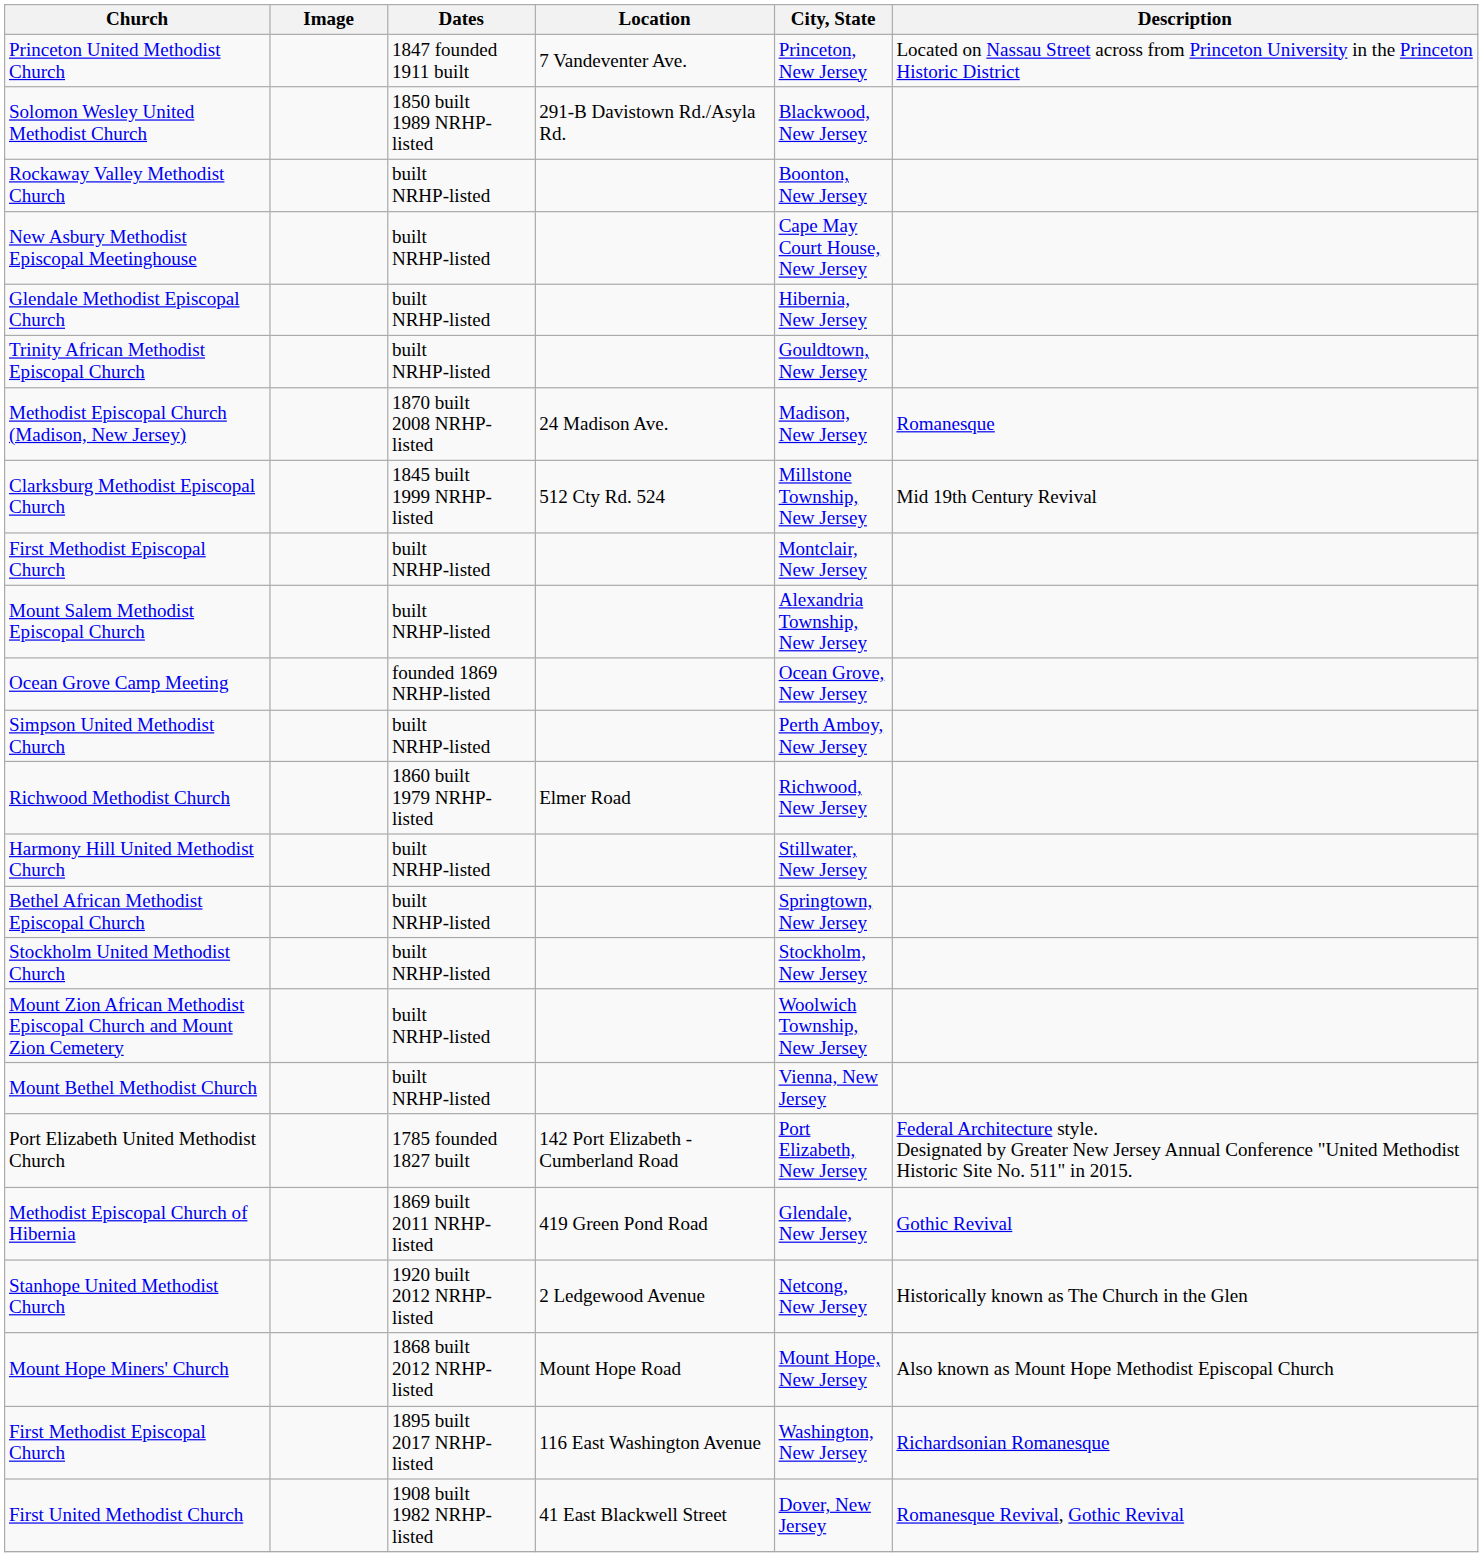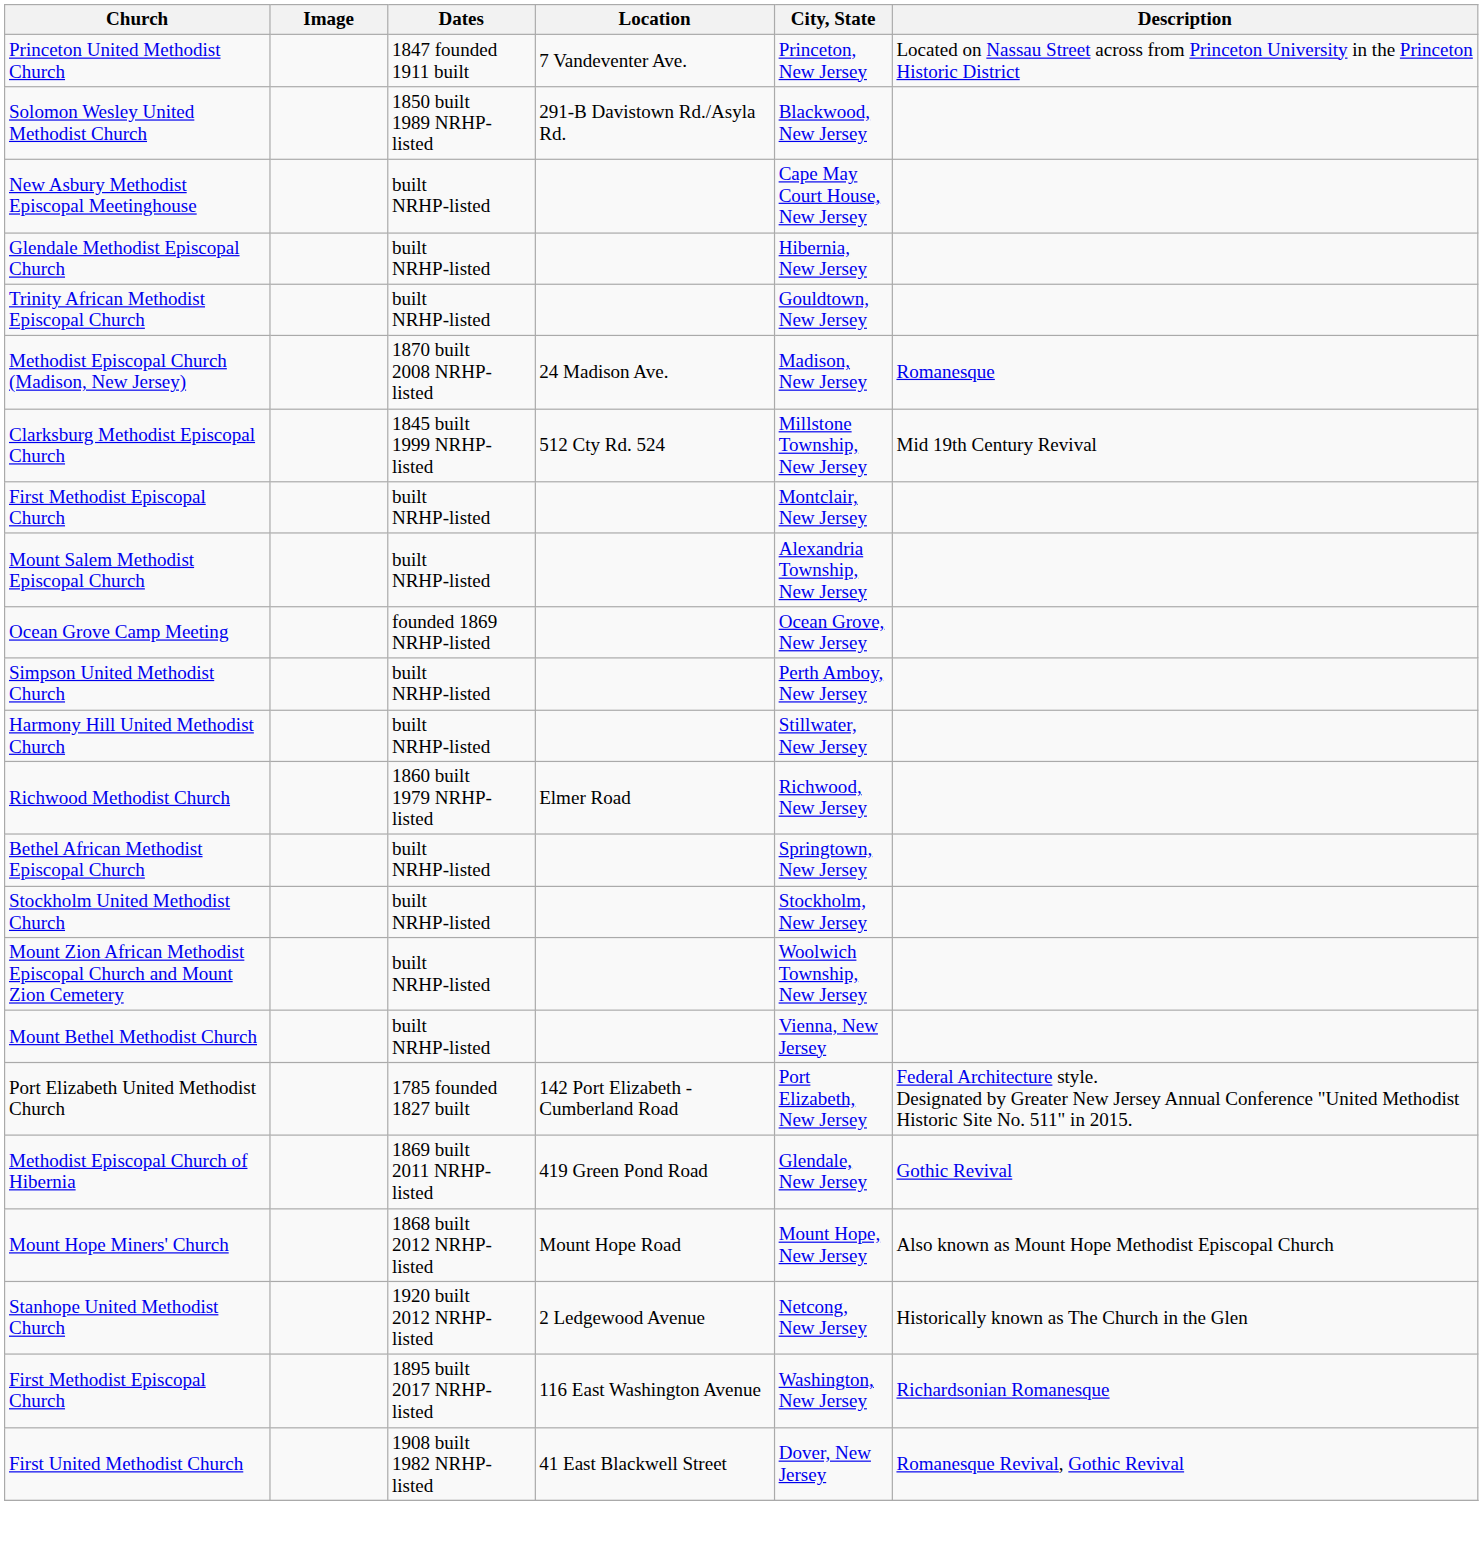- row: (117, 185)
rows swapped: (120, 797) <-> (131, 860)
rows swapped: (119, 1369) <-> (114, 1296)
